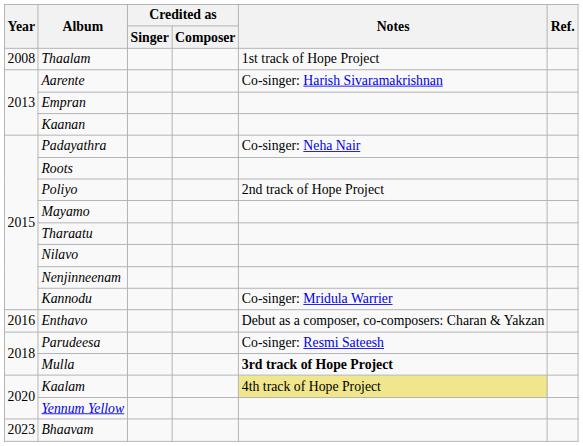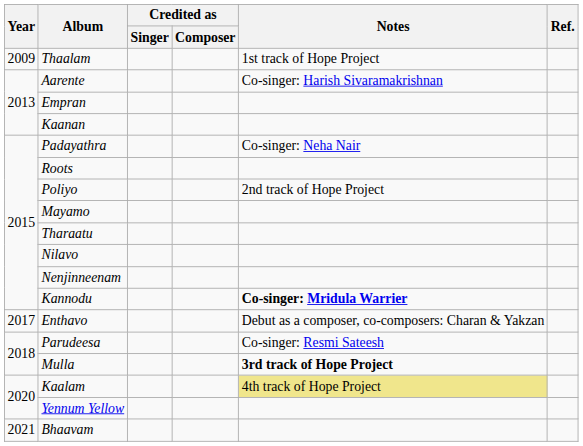(21, 59) 2008 -> (21, 59) 2009
(317, 299) normal -> (325, 299) bold
(21, 320) 2016 -> (21, 320) 2017
(21, 430) 2023 -> (21, 430) 2021
